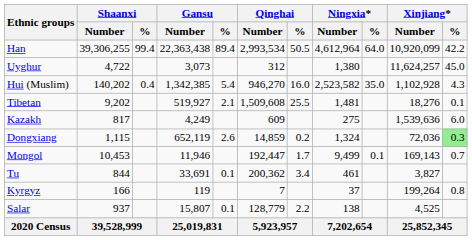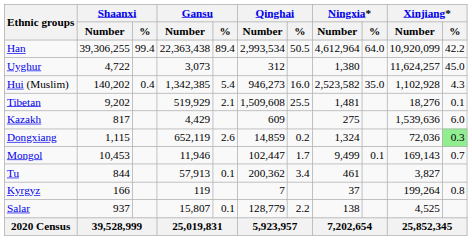(267, 84) 946,270 -> (267, 84) 946,273
(192, 102) 519,927 -> (192, 102) 519,929
(198, 119) 4,249 -> (198, 119) 4,429
(267, 155) 192,447 -> (267, 155) 102,447
(195, 173) 33,691 -> (195, 173) 57,913
